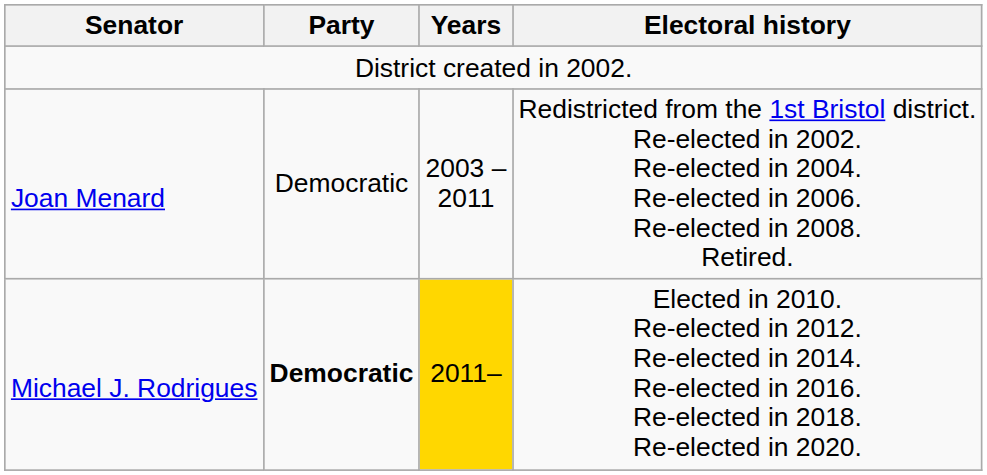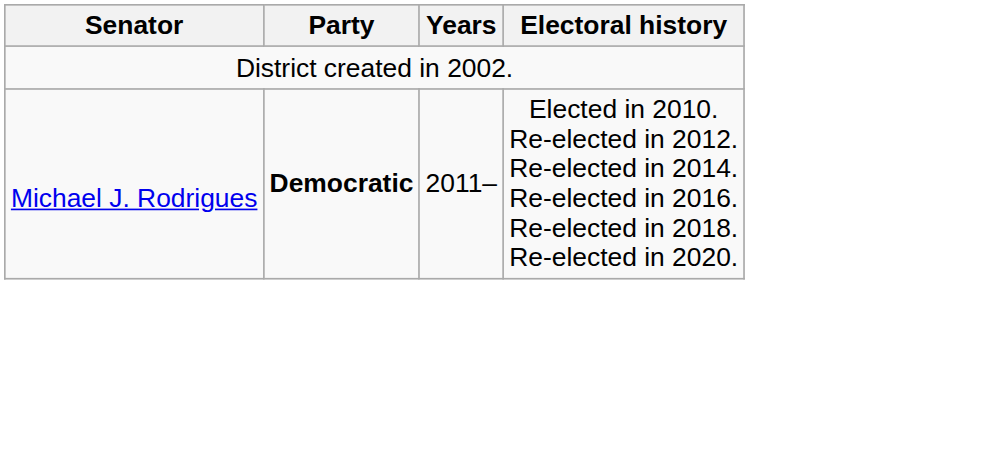- row: (88, 198)
(466, 373) gold background -> (461, 183) no background
